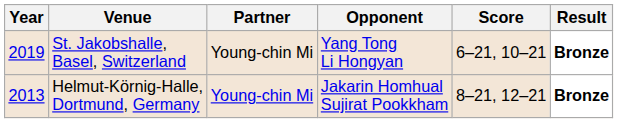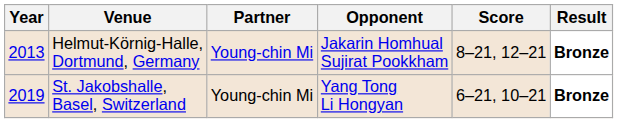rows swapped: (128, 96) <-> (119, 53)
